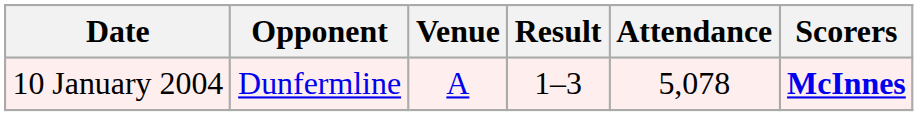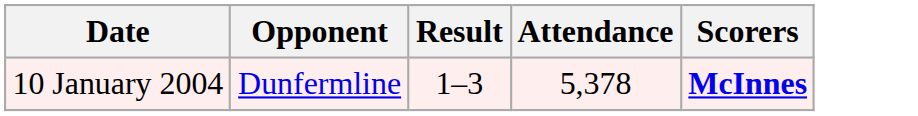- column: (458, 31)
(694, 83) 5,078 -> (596, 83) 5,378
